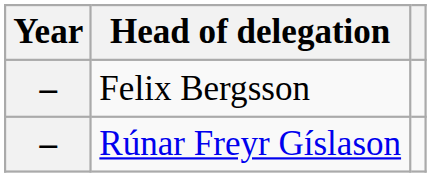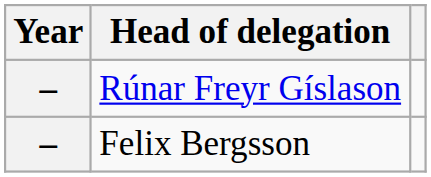rows swapped: (205, 87) <-> (250, 143)
